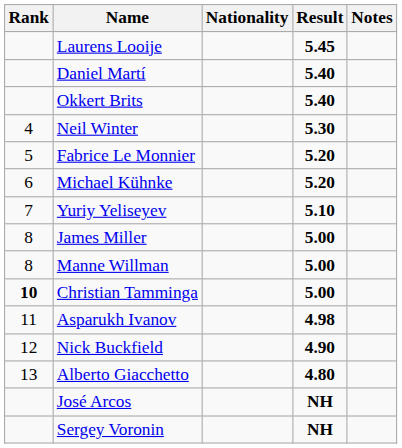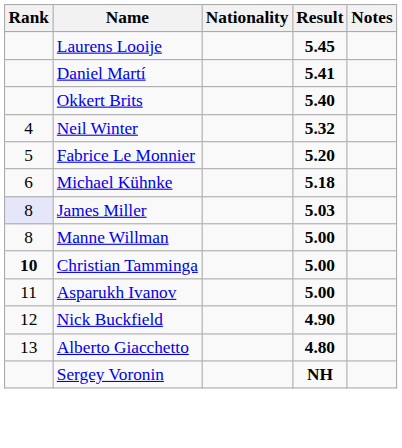(320, 73) 5.40 -> (320, 73) 5.41
(320, 127) 5.30 -> (320, 127) 5.32
(320, 182) 5.20 -> (320, 182) 5.18
- row: (112, 210)
(29, 237) no background -> (29, 210) lavender background
(320, 237) 5.00 -> (320, 210) 5.03
(320, 319) 4.98 -> (320, 292) 5.00
- row: (94, 401)
